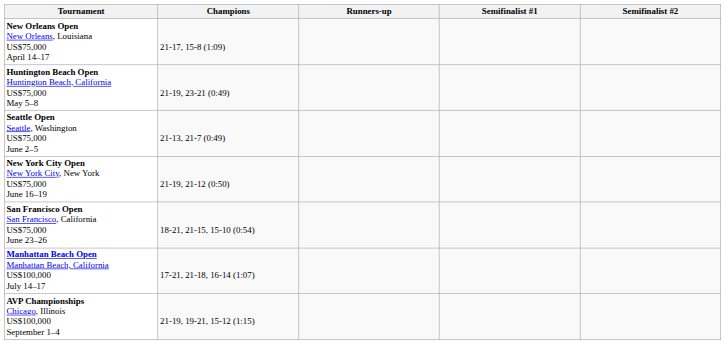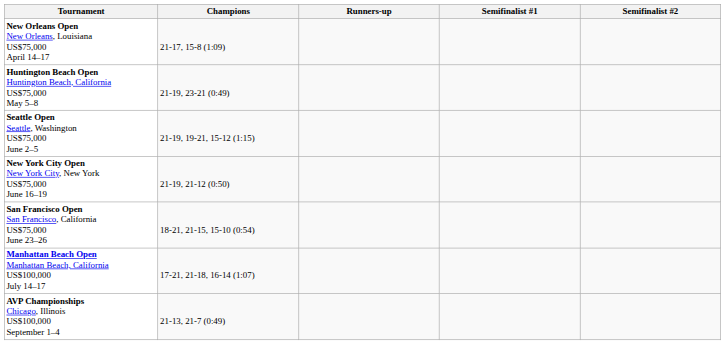(193, 138) 21-13, 21-7 (0:49) -> (207, 138) 21-19, 19-21, 15-12 (1:15)
(207, 321) 21-19, 19-21, 15-12 (1:15) -> (193, 321) 21-13, 21-7 (0:49)
